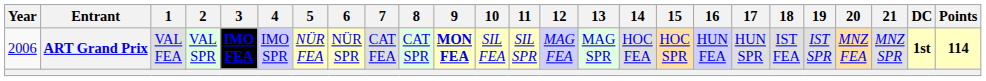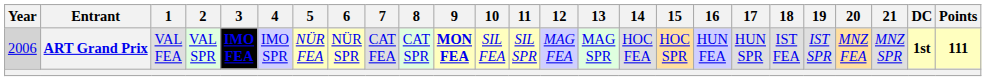(22, 48) no background -> (22, 48) lightgrey background
(958, 48) 114 -> (958, 48) 111
